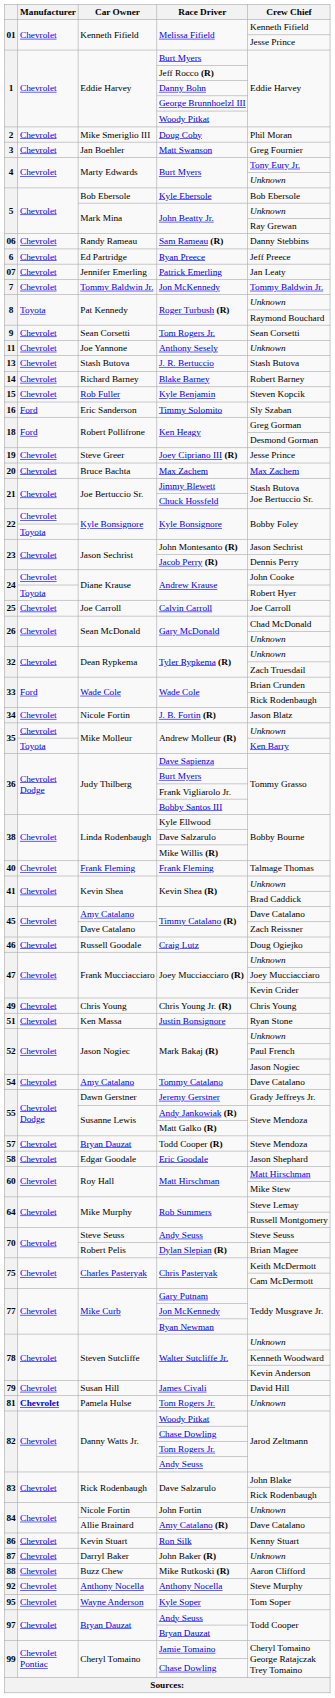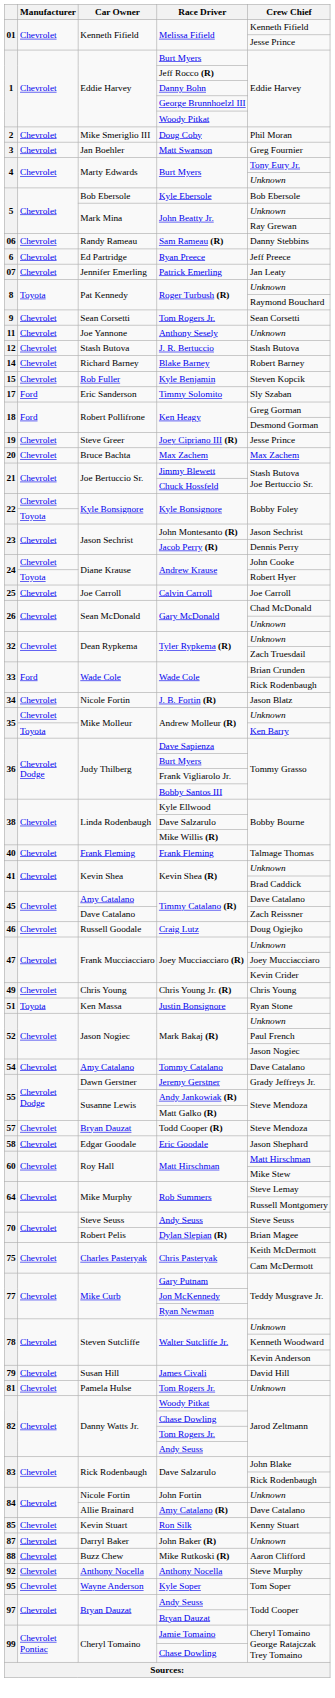- row: (117, 287)
(11, 363) 13 -> (11, 348) 12
(11, 409) 16 -> (11, 394) 17
(38, 1021) Chevrolet -> (33, 1006) Toyota
(39, 1403) bold -> (38, 1388) normal
(11, 1541) 86 -> (11, 1525) 85
